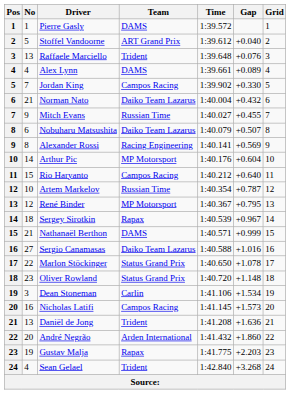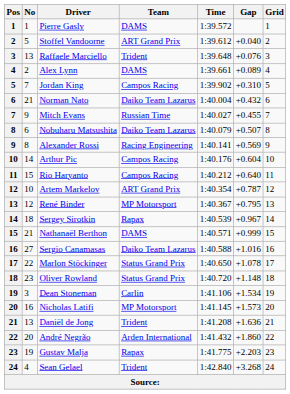(26, 70) 4 -> (26, 70) 2
(248, 85) +0.330 -> (248, 85) +0.310
(149, 159) MP Motorsport -> (150, 159) Campos Racing
(146, 189) Russian Time -> (151, 189) ART Grand Prix
(150, 307) Campos Racing -> (149, 307) MP Motorsport
